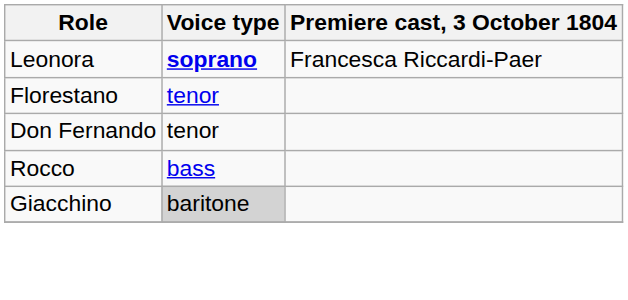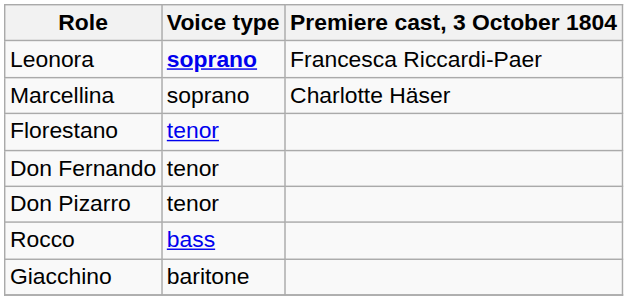+ row: (62, 95)
+ row: (70, 204)
(208, 204) lightgrey background -> (208, 276) no background
